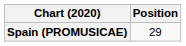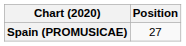(155, 31) 29 -> (155, 31) 27
